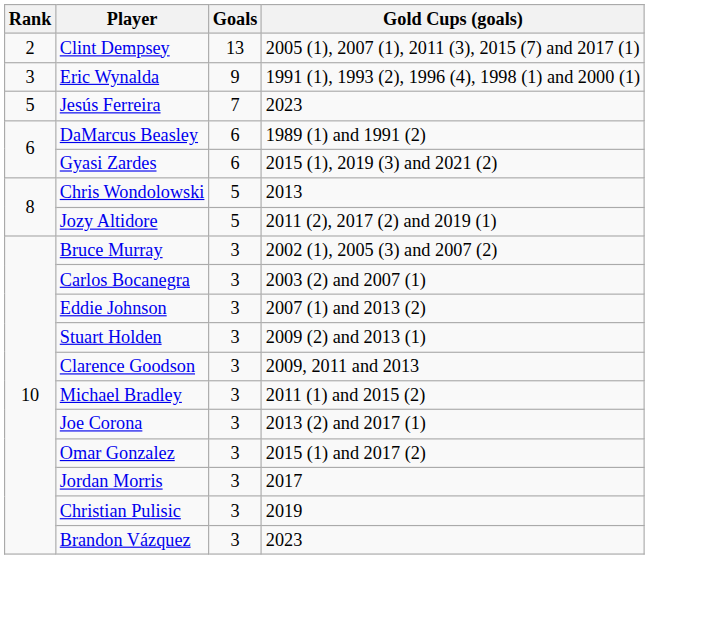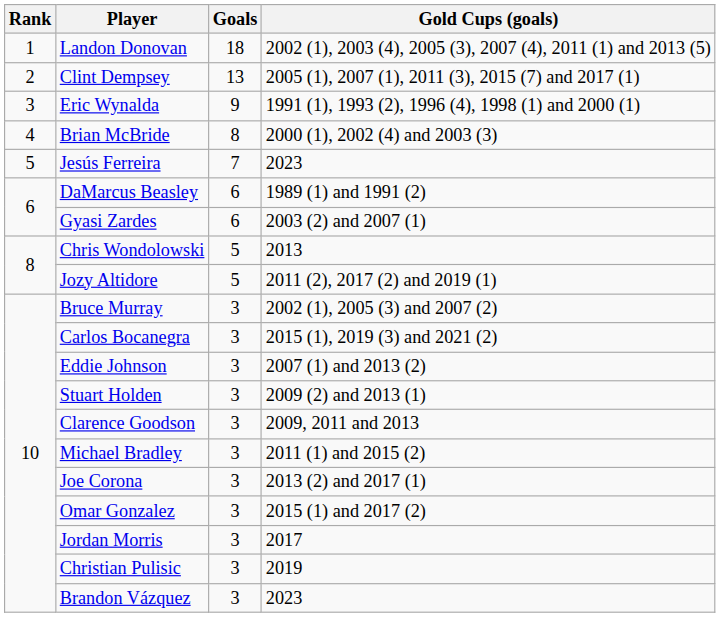+ row: (123, 47)
+ row: (115, 134)
(382, 163) 2015 (1), 2019 (3) and 2021 (2) -> (346, 221) 2003 (2) and 2007 (1)
(346, 279) 2003 (2) and 2007 (1) -> (382, 337) 2015 (1), 2019 (3) and 2021 (2)
